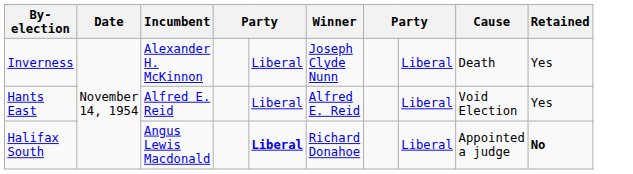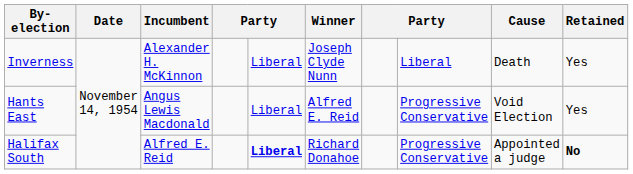(177, 104) Alfred E. Reid -> (177, 111) Angus Lewis Macdonald
(427, 104) Liberal -> (444, 111) Progressive Conservative
(177, 145) Angus Lewis Macdonald -> (177, 152) Alfred E. Reid
(427, 145) Liberal -> (444, 152) Progressive Conservative
